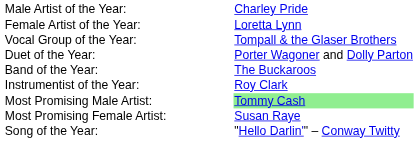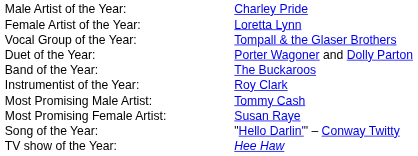(270, 100) lightgreen background -> (270, 100) no background
+ row: (61, 146)
